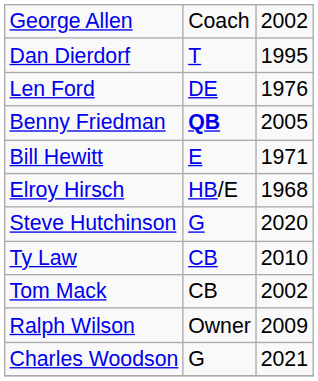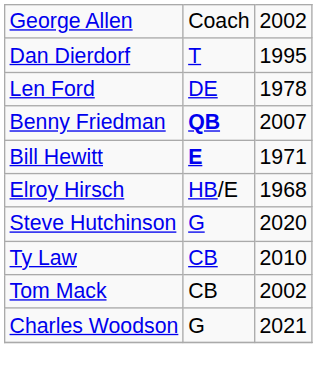(284, 88) 1976 -> (283, 88) 1978
(284, 122) 2005 -> (283, 122) 2007
(195, 156) normal -> (195, 156) bold
- row: (72, 325)
